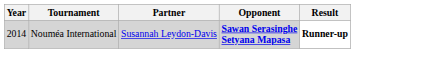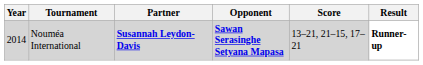+ column: (329, 12)
(169, 34) normal -> (156, 40) bold
